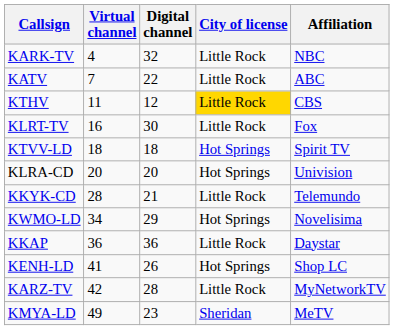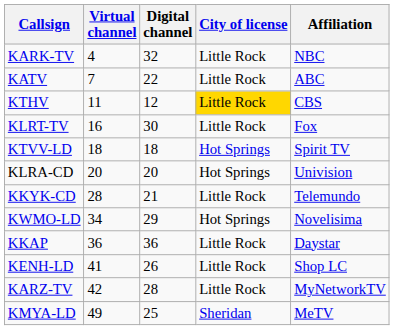(235, 266) Hot Springs -> (232, 266) Little Rock
(151, 312) 23 -> (151, 312) 25
